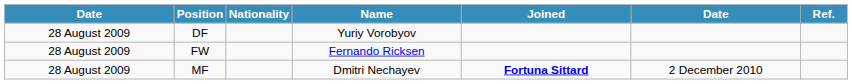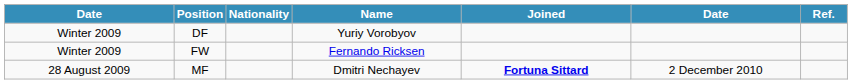(89, 33) 28 August 2009 -> (89, 33) Winter 2009
(89, 51) 28 August 2009 -> (89, 51) Winter 2009
